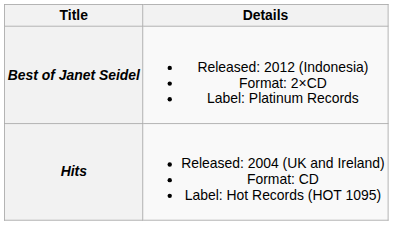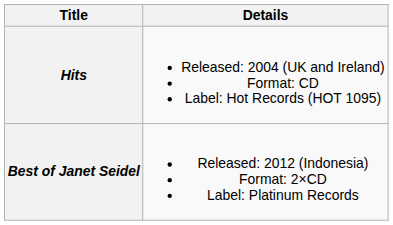rows swapped: (74, 171) <-> (74, 75)
